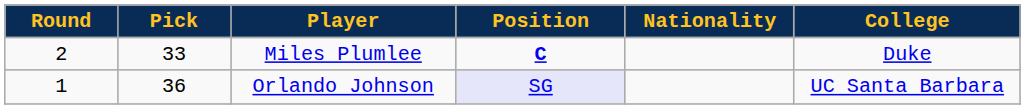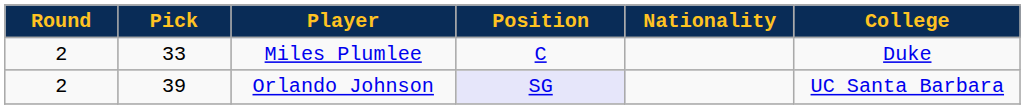(541, 54) bold -> (541, 54) normal
(61, 87) 1 -> (61, 87) 2
(174, 87) 36 -> (174, 87) 39
